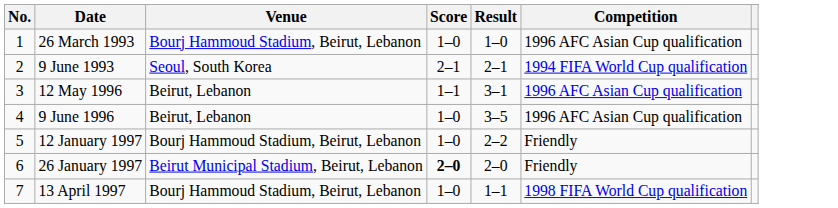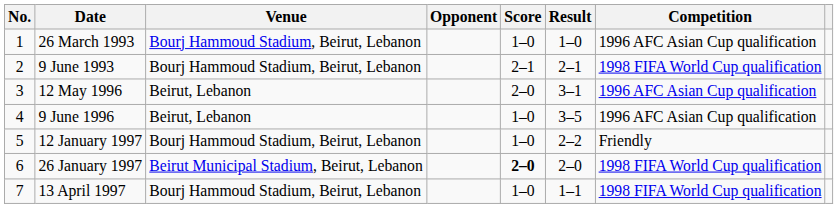+ column: (464, 16)
(210, 66) Seoul, South Korea -> (285, 66) Bourj Hammoud Stadium, Beirut, Lebanon
(636, 66) 1994 FIFA World Cup qualification -> (710, 66) 1998 FIFA World Cup qualification
(449, 91) 1–1 -> (523, 91) 2–0
(551, 166) Friendly -> (710, 166) 1998 FIFA World Cup qualification
